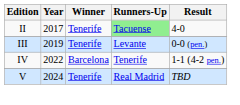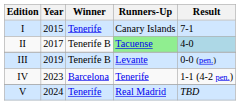+ row: (23, 28)
(85, 28) Tenerife -> (89, 44) Tenerife B
(178, 28) no background -> (187, 44) lightblue background
(85, 44) Tenerife -> (89, 60) Tenerife B
(53, 60) 2022 -> (53, 76) 2023
